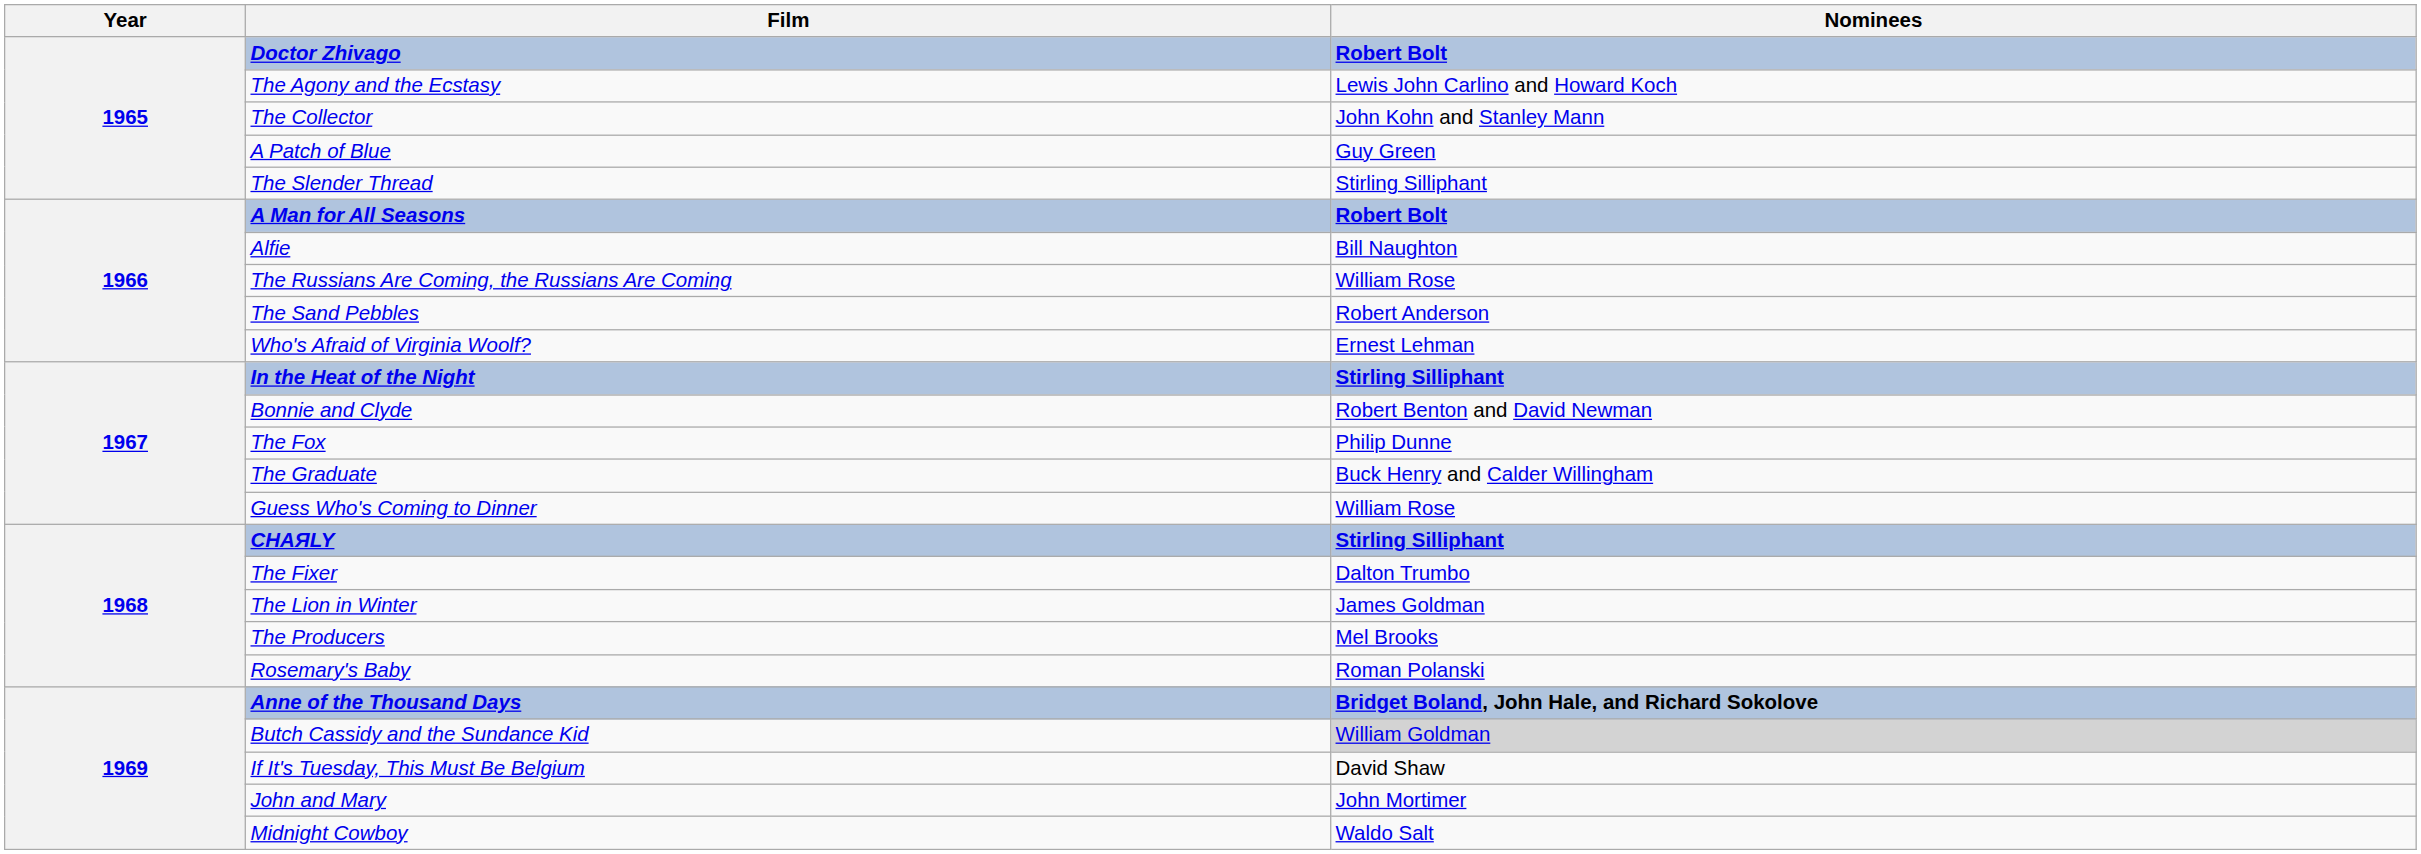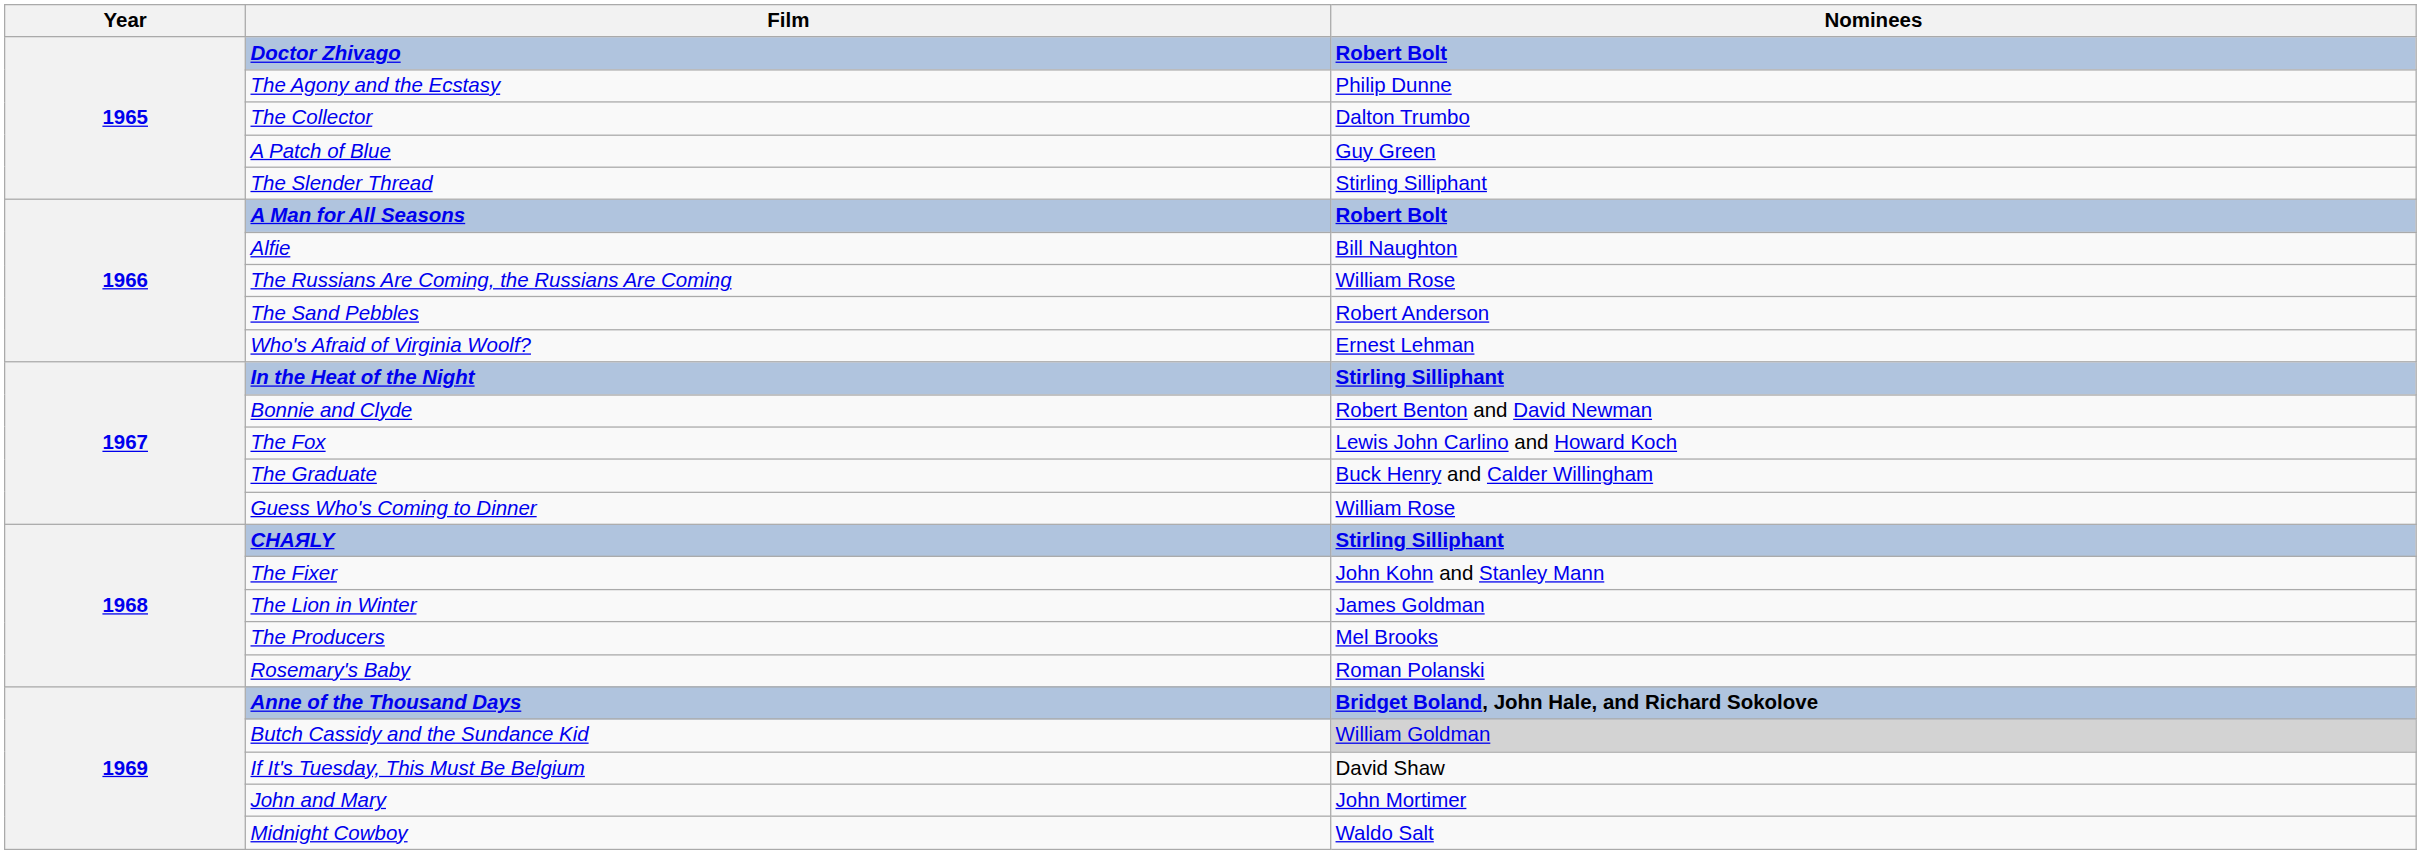(1506, 85) Lewis John Carlino and Howard Koch -> (1394, 85) Philip Dunne
(1470, 118) John Kohn and Stanley Mann -> (1403, 118) Dalton Trumbo
(1394, 442) Philip Dunne -> (1506, 442) Lewis John Carlino and Howard Koch
(1403, 572) Dalton Trumbo -> (1470, 572) John Kohn and Stanley Mann
